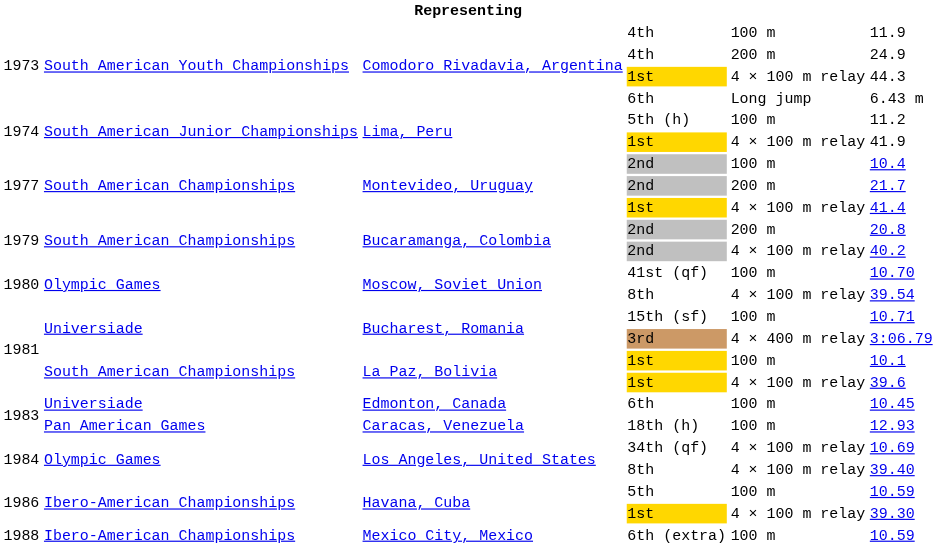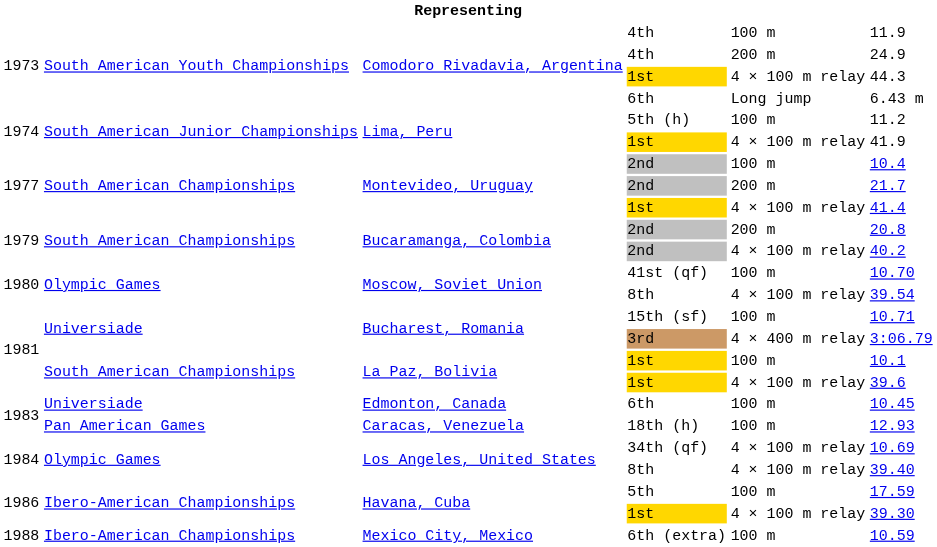(892, 492) 10.59 -> (892, 492) 17.59
